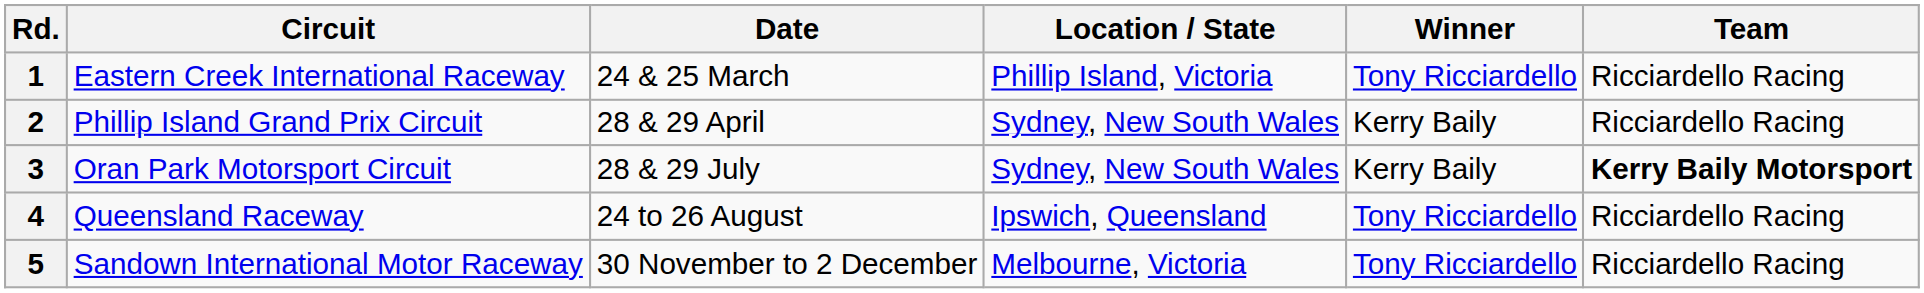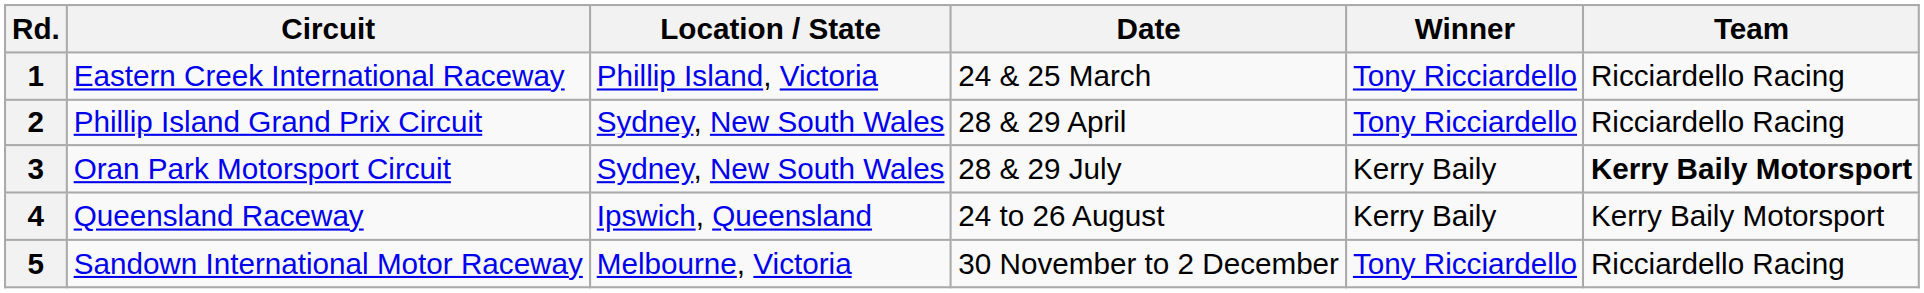columns swapped: (1165, 29) <-> (787, 29)
(1425, 123) Kerry Baily -> (1465, 123) Tony Ricciardello
(1465, 216) Tony Ricciardello -> (1425, 216) Kerry Baily
(1718, 216) Ricciardello Racing -> (1738, 216) Kerry Baily Motorsport
